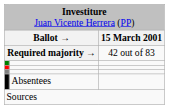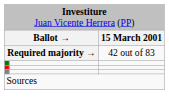- row: (7, 82)
